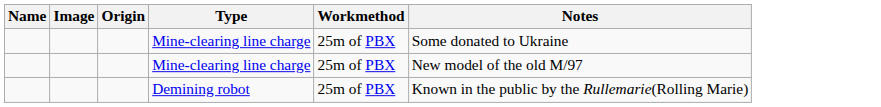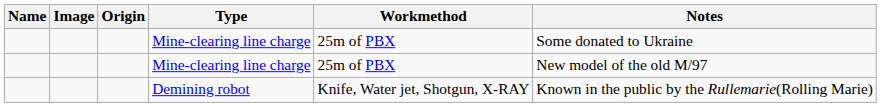(356, 89) 25m of PBX -> (423, 89) Knife, Water jet, Shotgun, X-RAY
